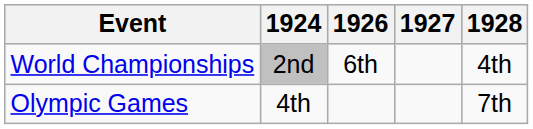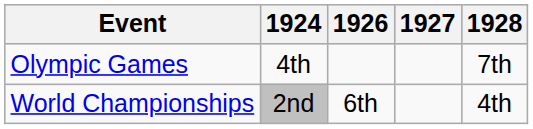rows swapped: (99, 103) <-> (132, 63)
